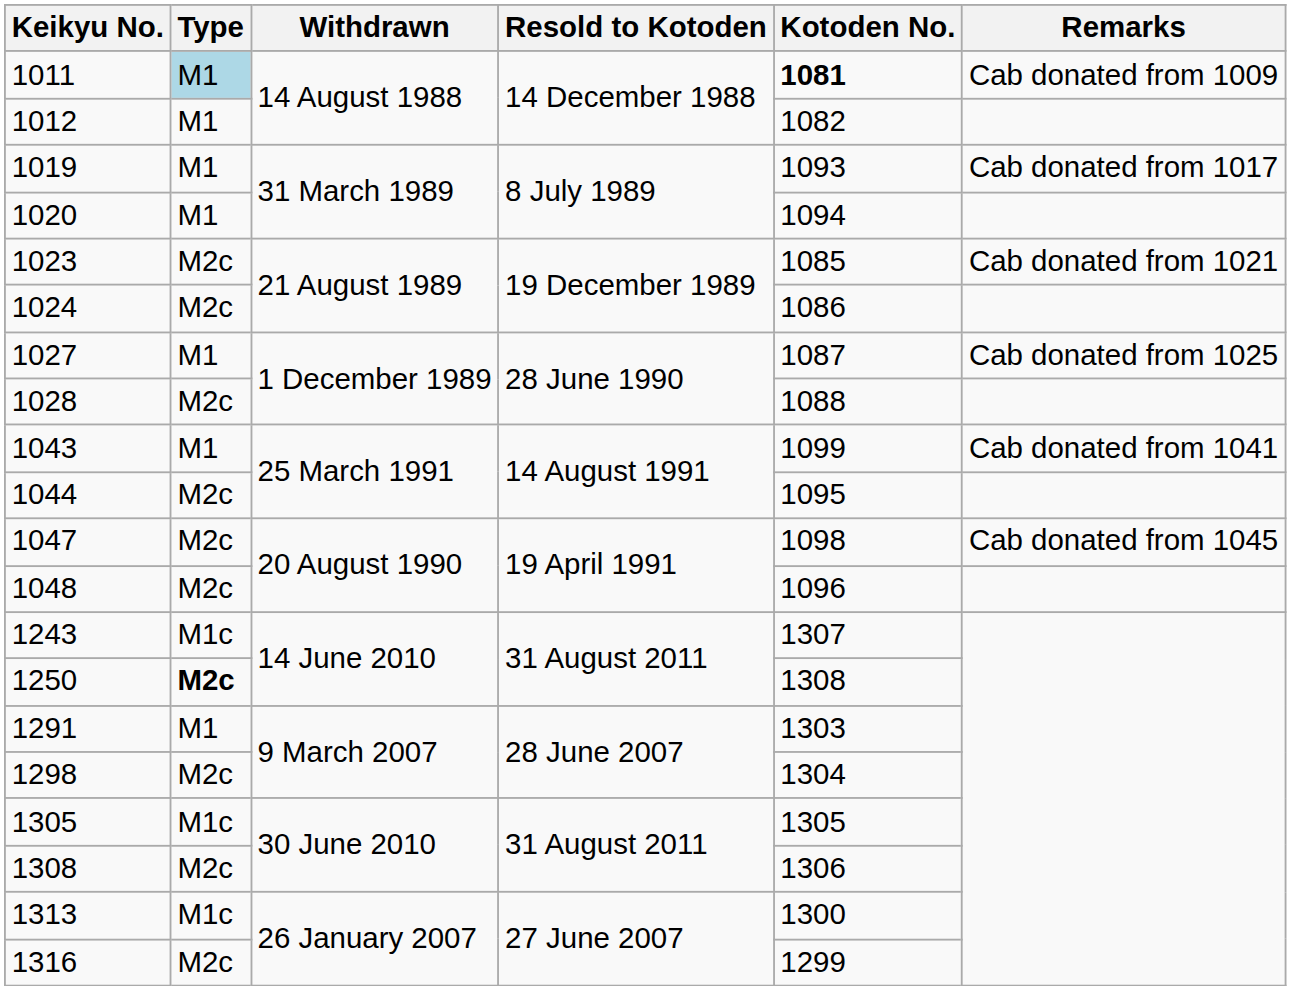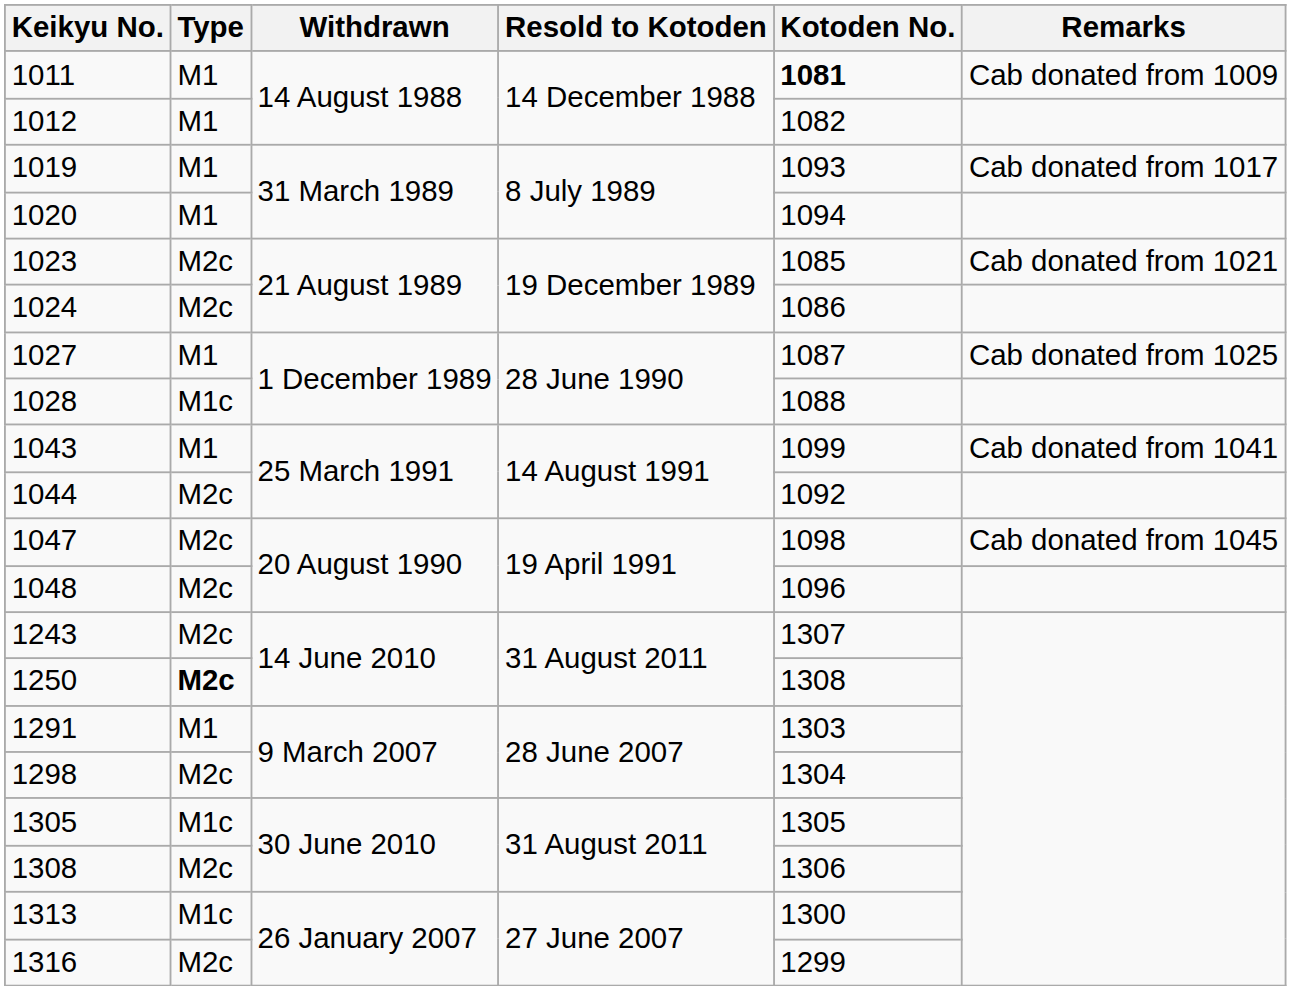(198, 74) lightblue background -> (198, 74) no background
(205, 401) M2c -> (205, 401) M1c
(813, 494) 1095 -> (813, 494) 1092
(205, 634) M1c -> (205, 634) M2c
